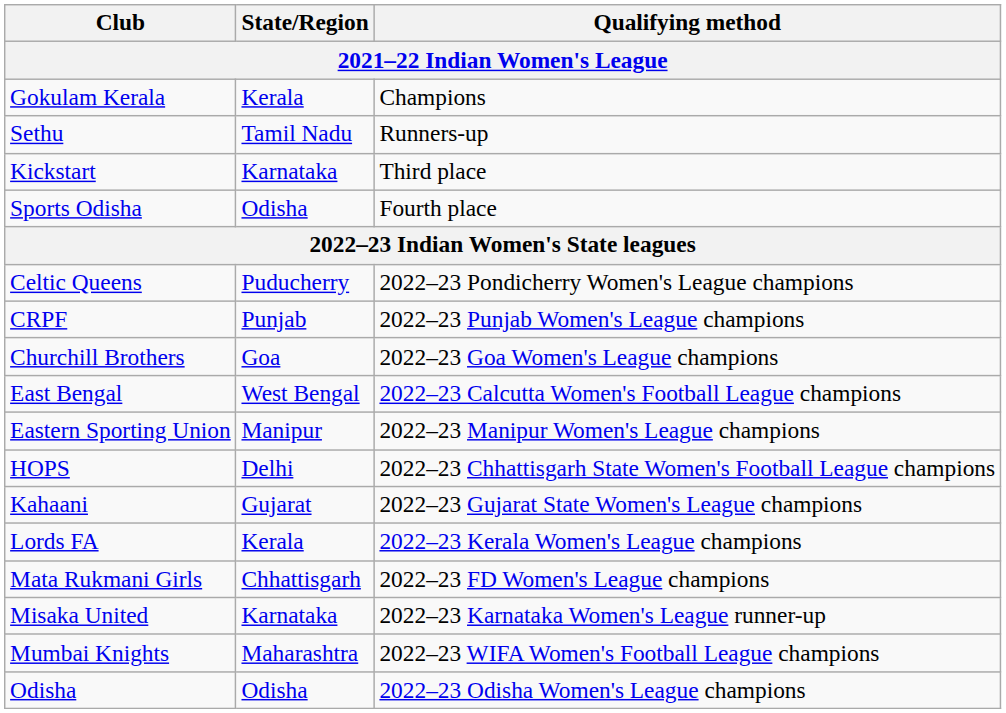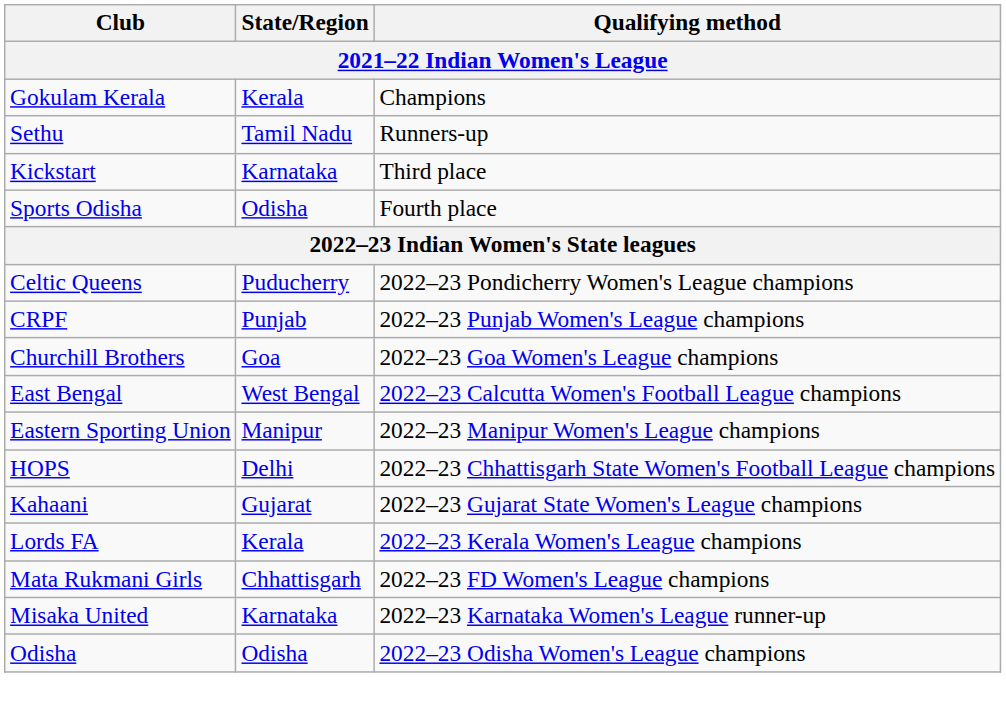- row: (90, 652)
